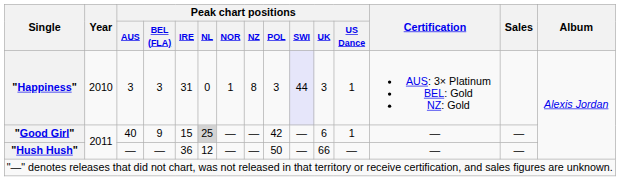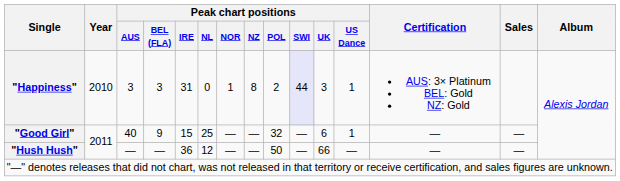(276, 87) 3 -> (276, 87) 2
(207, 133) lightgrey background -> (207, 133) no background
(276, 133) 42 -> (276, 133) 32
